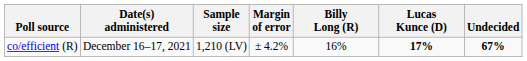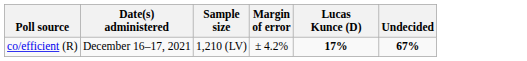- column: (336, 21)
